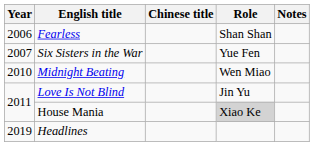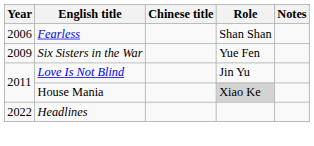(20, 53) 2007 -> (20, 53) 2009
- row: (81, 72)
(20, 131) 2019 -> (20, 111) 2022
